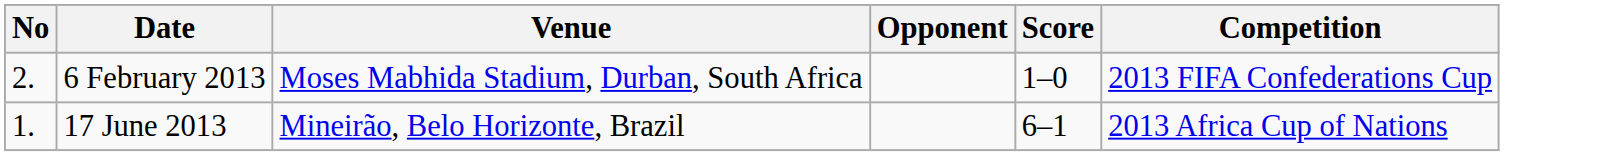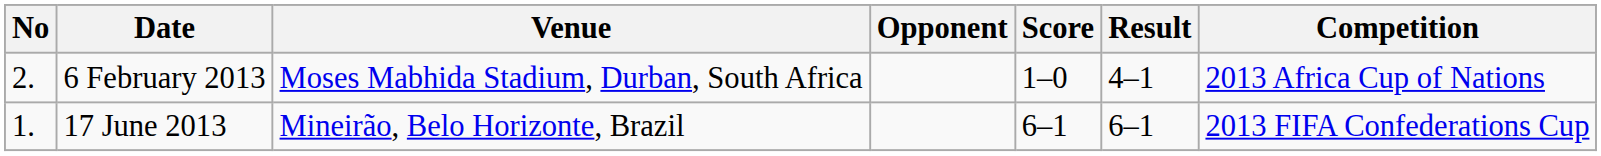+ column: (1150, 28)
(1300, 77) 2013 FIFA Confederations Cup -> (1375, 77) 2013 Africa Cup of Nations
(1278, 125) 2013 Africa Cup of Nations -> (1397, 125) 2013 FIFA Confederations Cup
